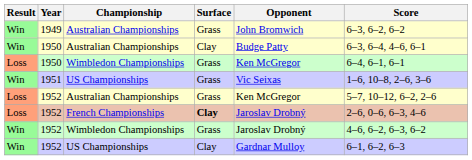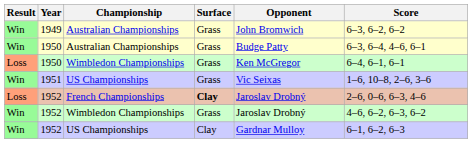(207, 46) Clay -> (209, 46) Grass
- row: (51, 96)
